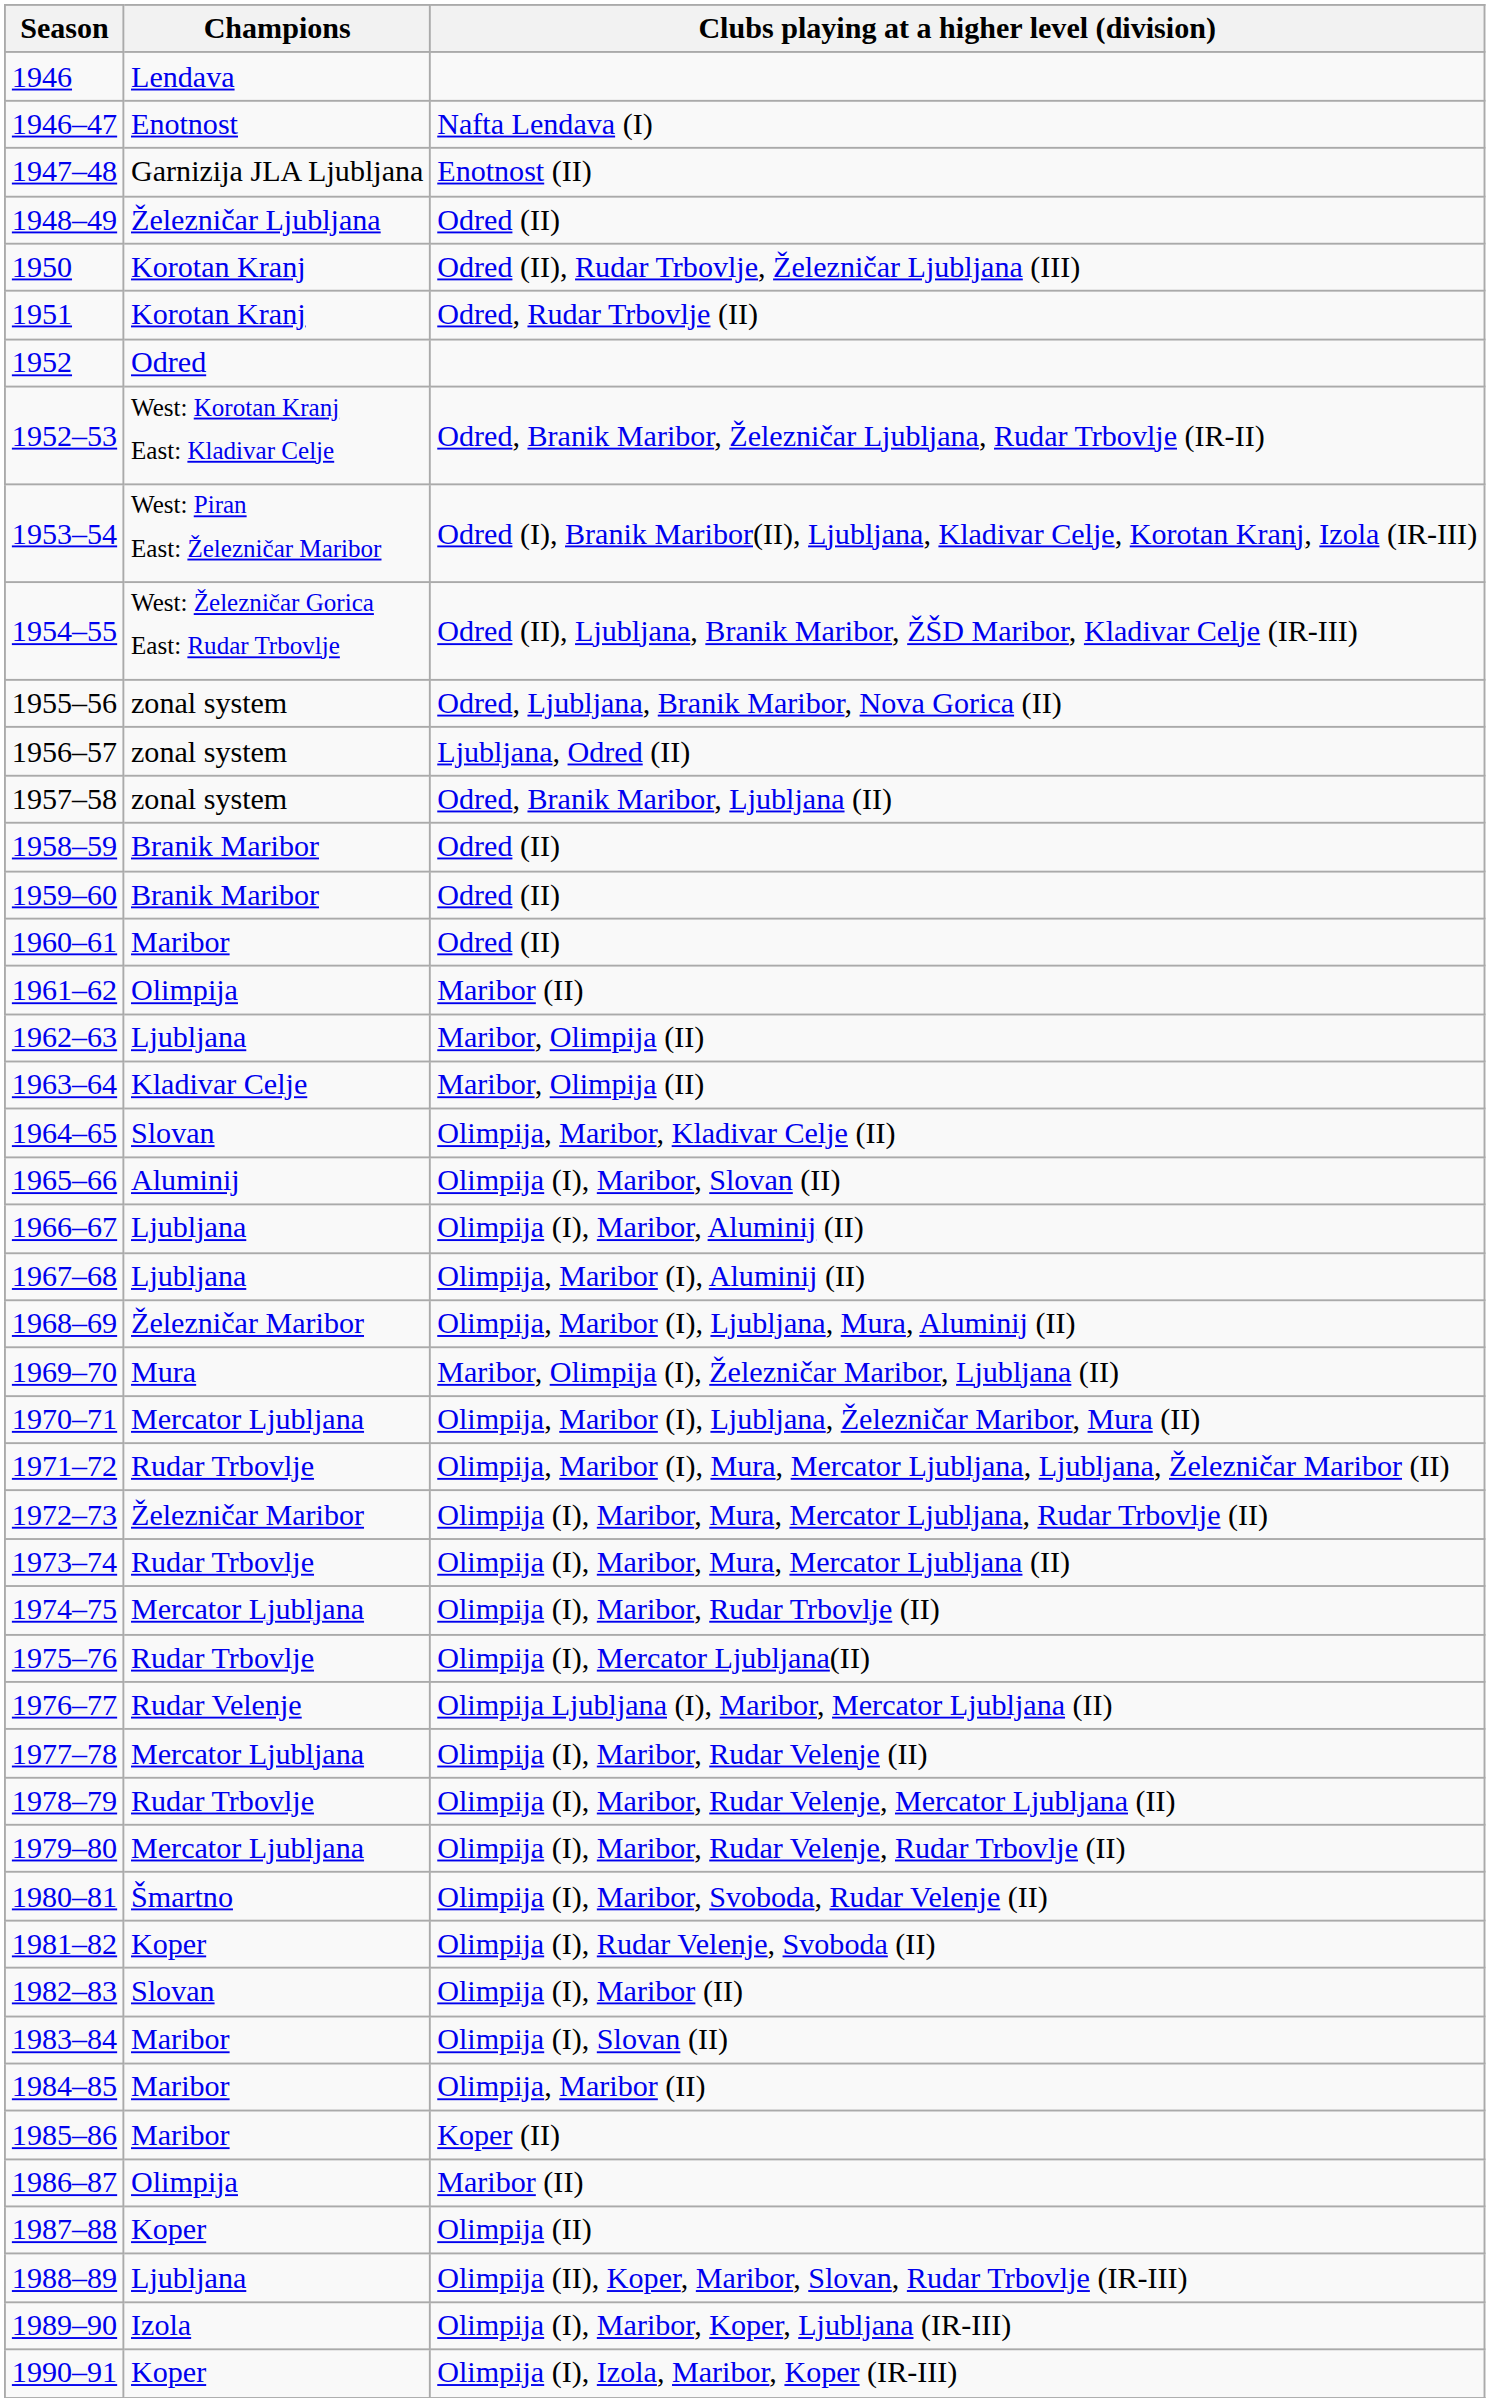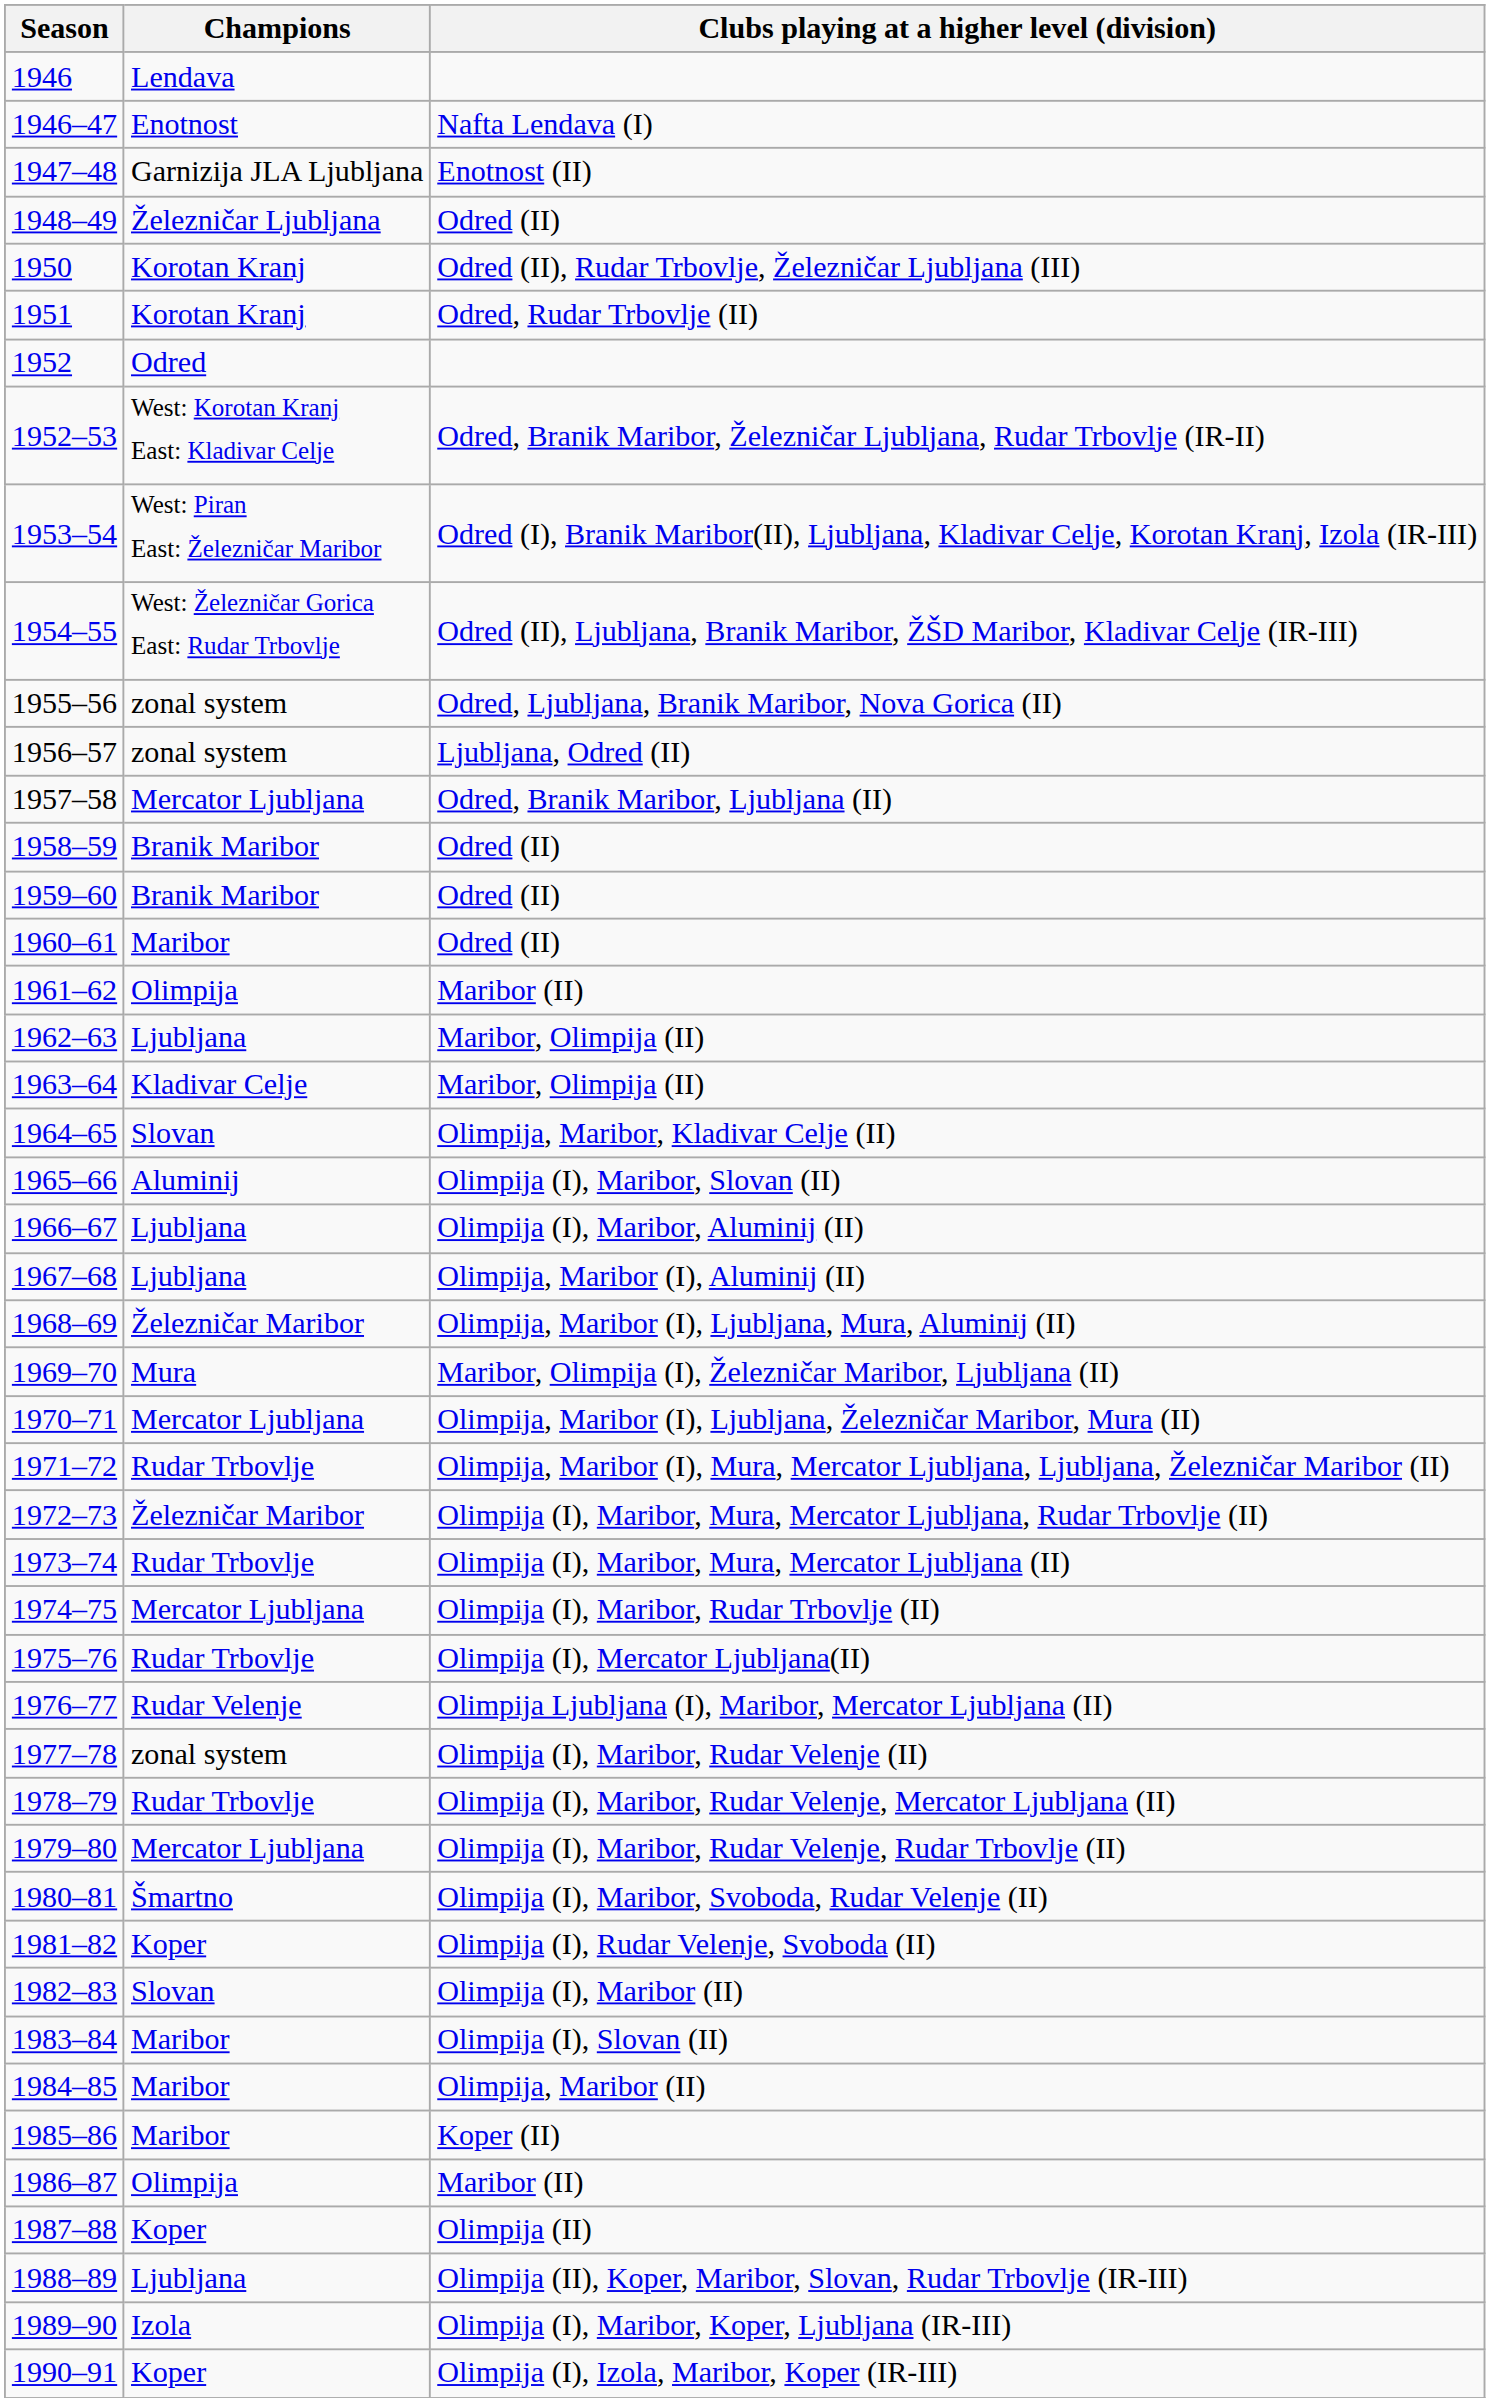(209, 798) zonal system -> (248, 798) Mercator Ljubljana
(248, 1752) Mercator Ljubljana -> (209, 1752) zonal system
